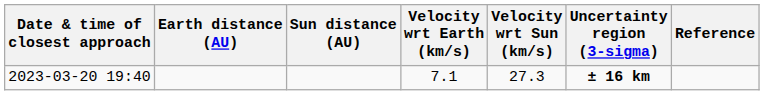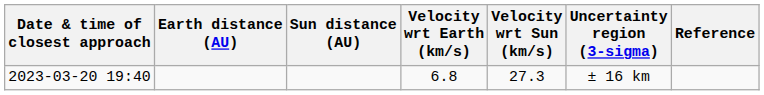(444, 77) 7.1 -> (444, 77) 6.8
(619, 77) bold -> (619, 77) normal
